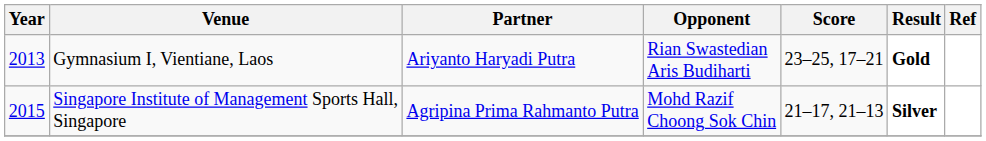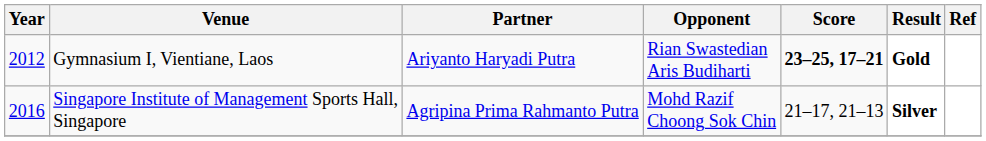(27, 60) 2013 -> (27, 60) 2012
(834, 60) normal -> (834, 60) bold
(27, 110) 2015 -> (27, 110) 2016
